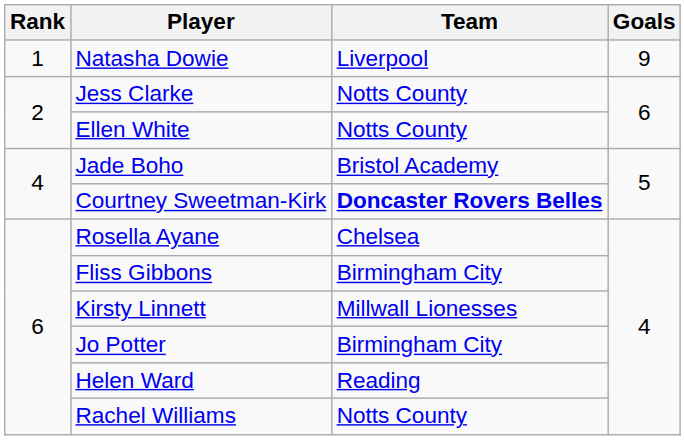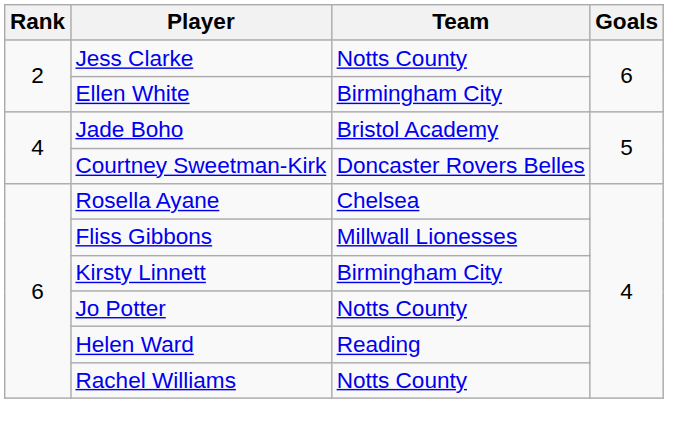- row: (152, 58)
(402, 129) Notts County -> (419, 93) Birmingham City
(470, 201) bold -> (461, 165) normal
(419, 272) Birmingham City -> (427, 237) Millwall Lionesses
(427, 308) Millwall Lionesses -> (419, 272) Birmingham City
(419, 344) Birmingham City -> (402, 308) Notts County
